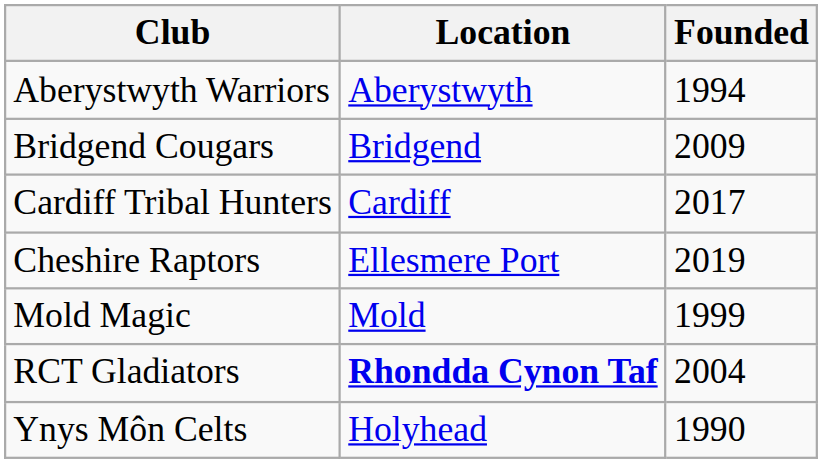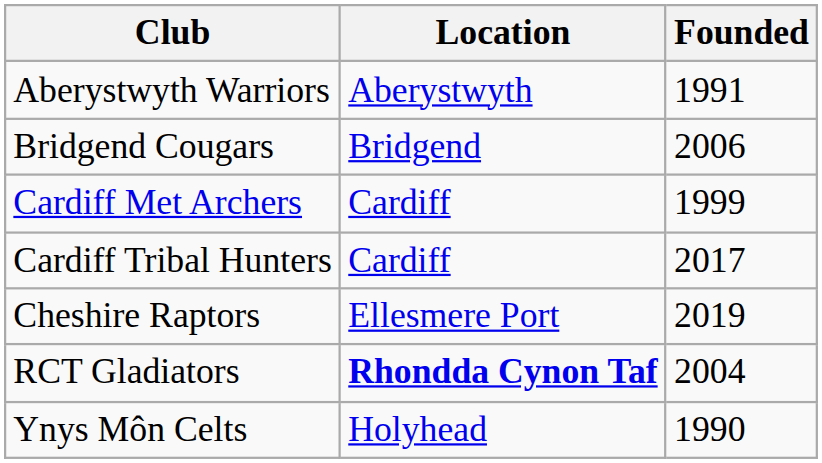(710, 89) 1994 -> (710, 89) 1991
(710, 145) 2009 -> (710, 145) 2006
+ row: (158, 202)
- row: (102, 315)
